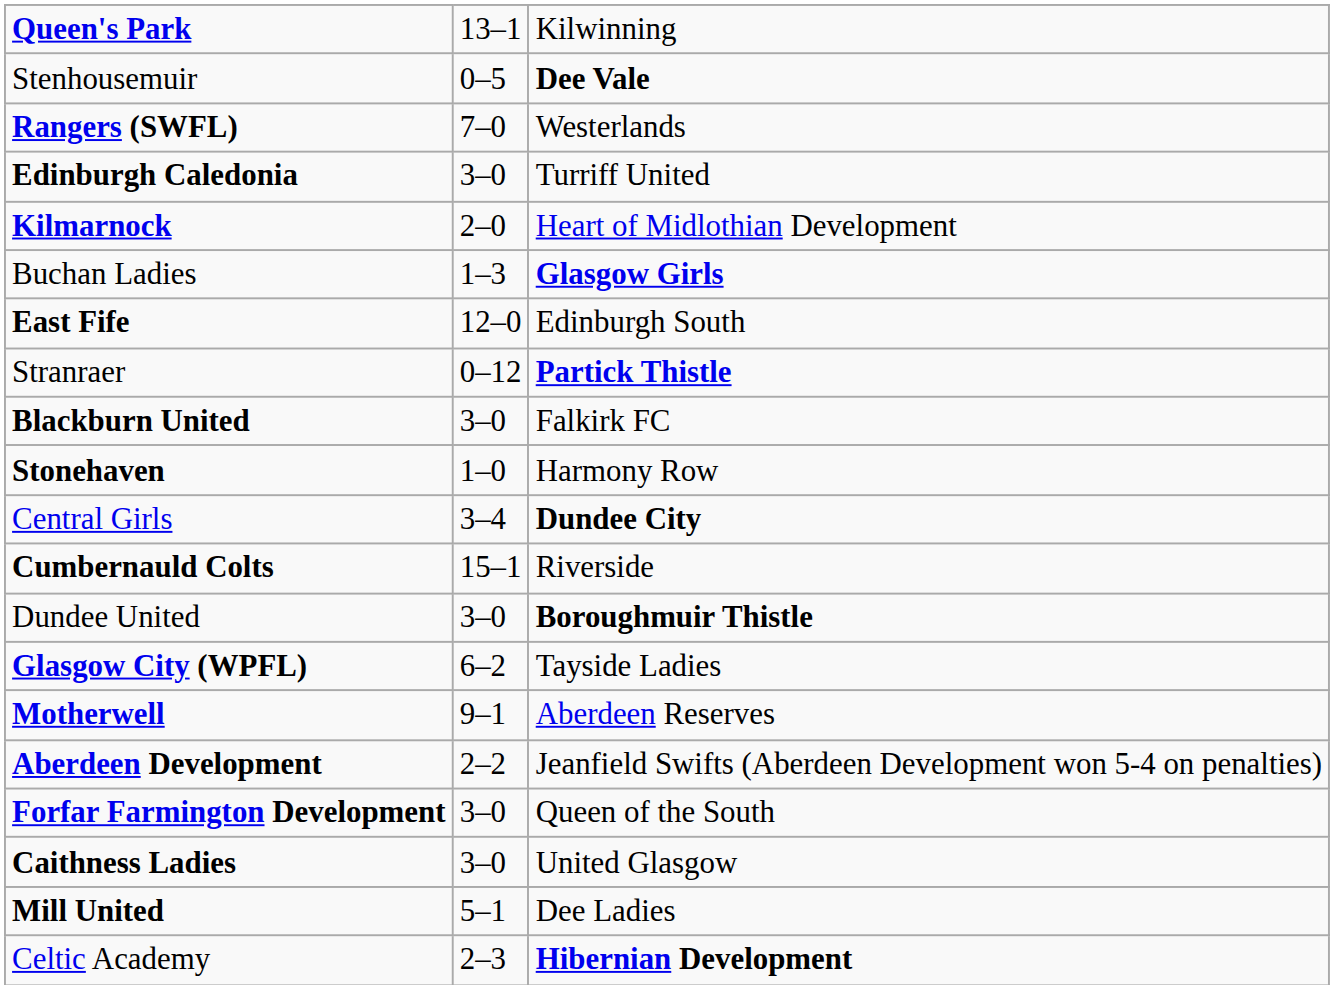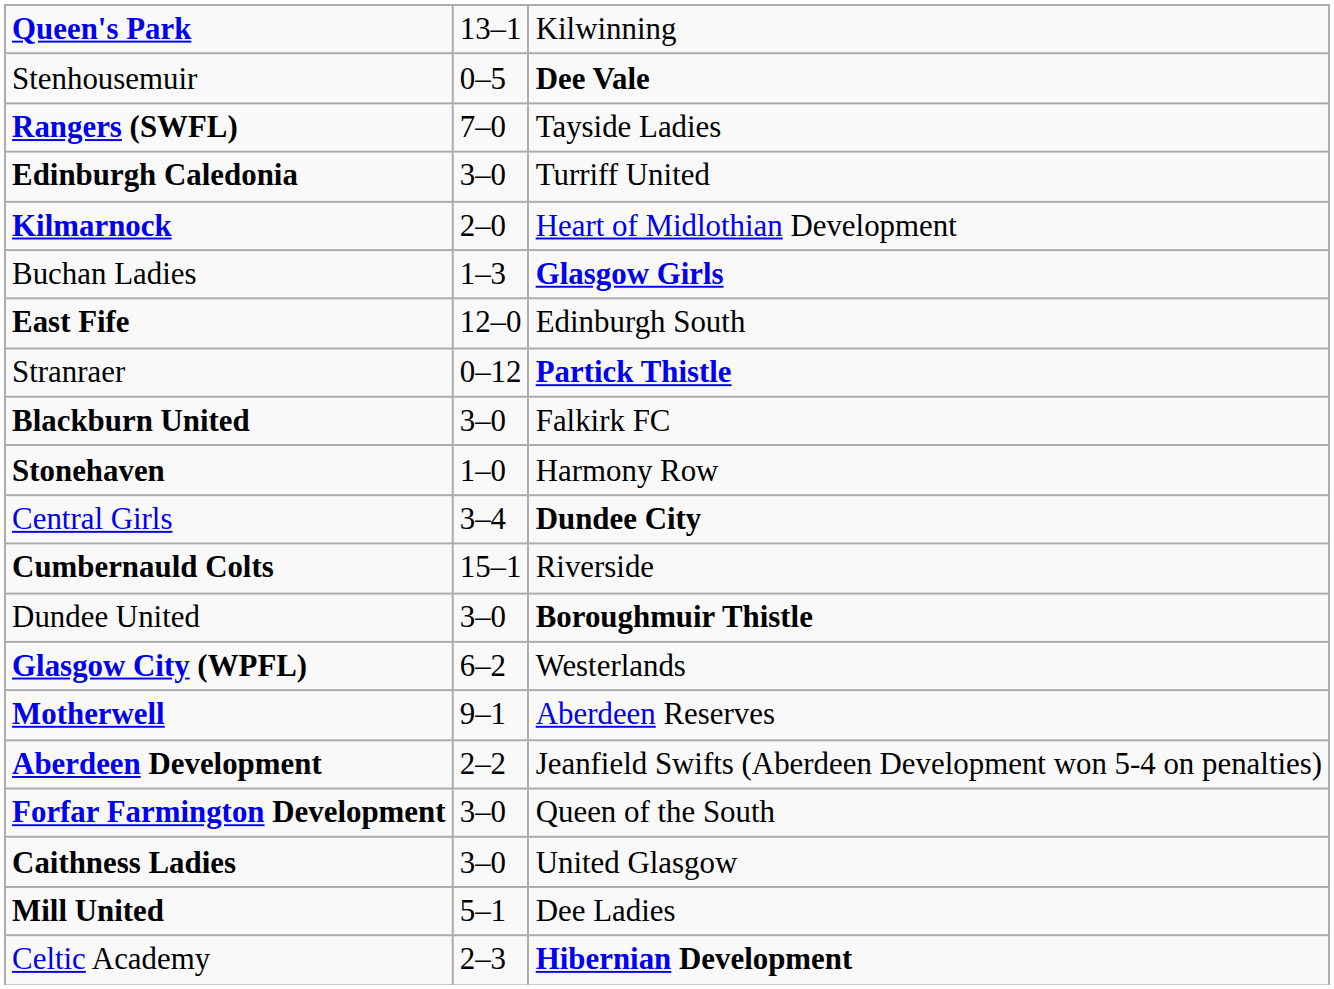(611, 126) Westerlands -> (629, 126) Tayside Ladies
(629, 665) Tayside Ladies -> (611, 665) Westerlands
